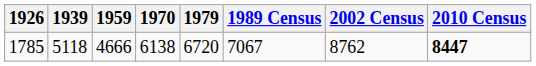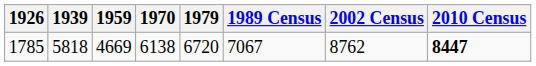(70, 46) 5118 -> (70, 46) 5818
(114, 46) 4666 -> (114, 46) 4669
